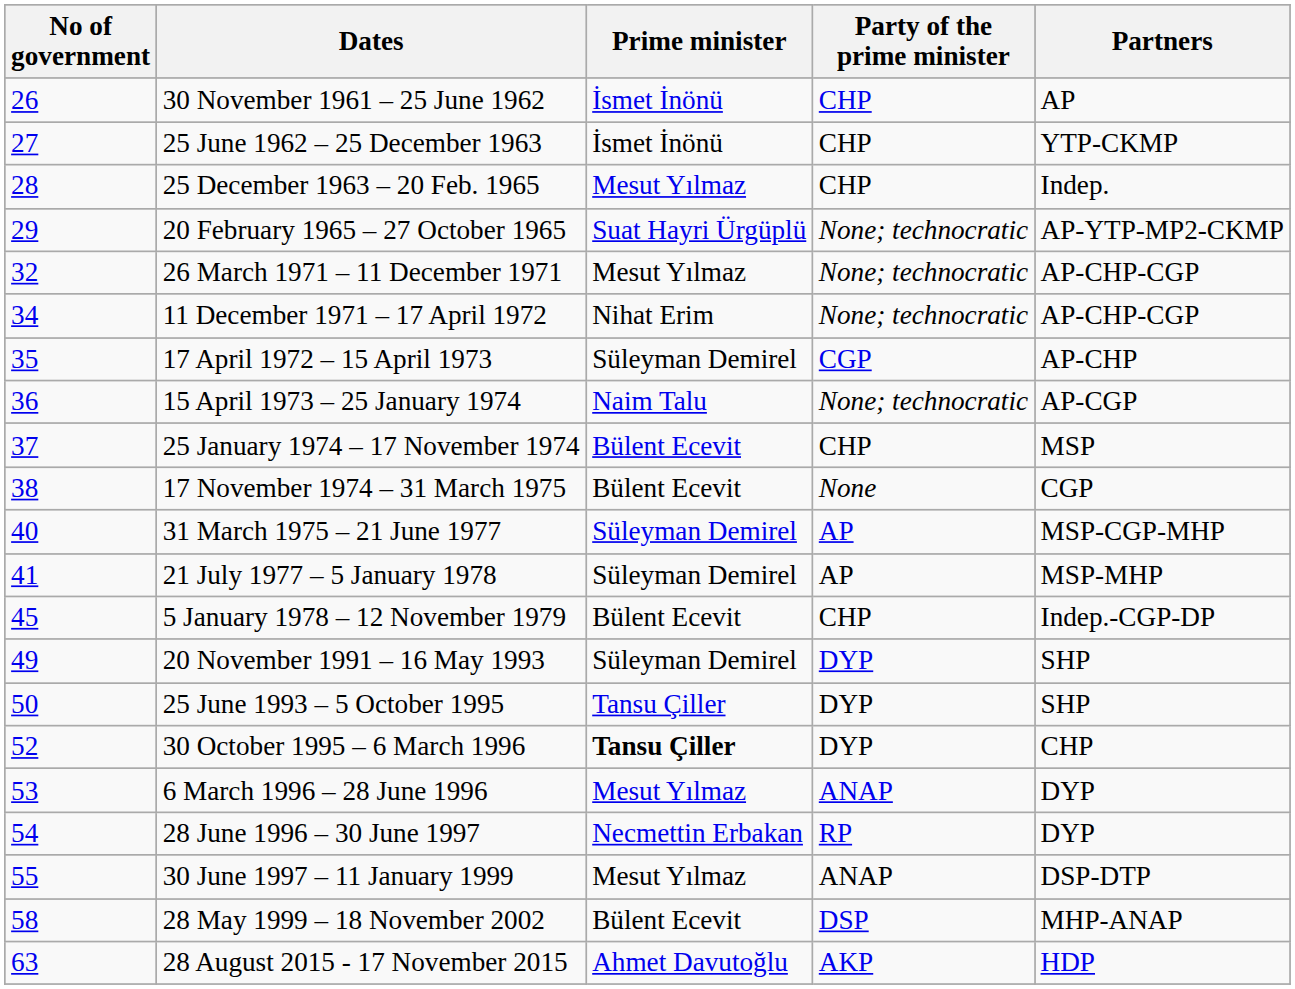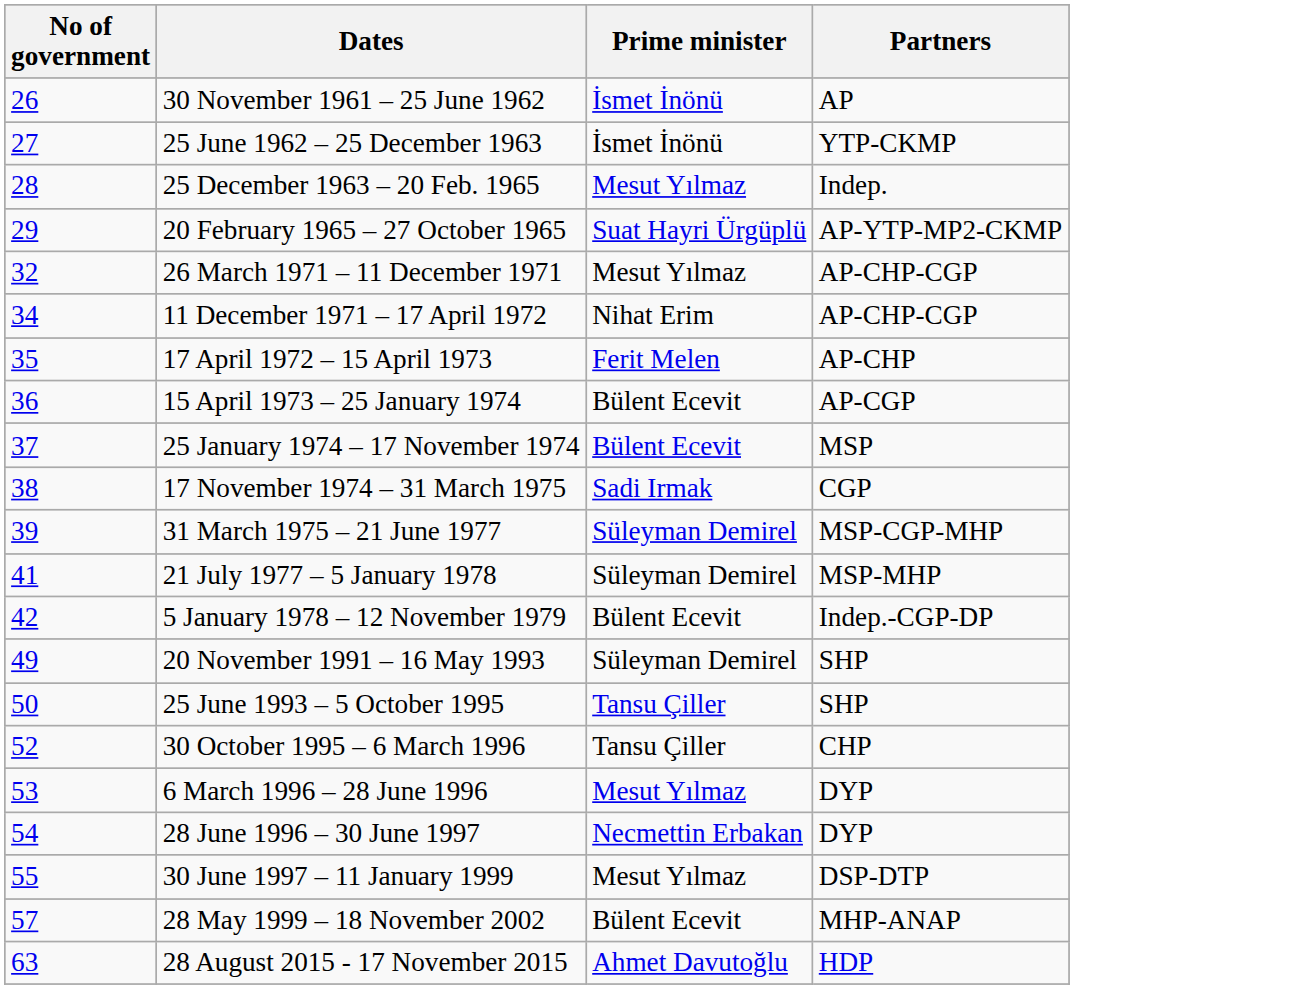- column: (923, 41)
(695, 358) Süleyman Demirel -> (656, 358) Ferit Melen
(650, 401) Naim Talu -> (667, 401) Bülent Ecevit
(667, 488) Bülent Ecevit -> (652, 488) Sadi Irmak
(25, 531) 40 -> (25, 531) 39
(25, 617) 45 -> (25, 617) 42
(664, 746) bold -> (659, 746) normal
(25, 919) 58 -> (25, 919) 57
